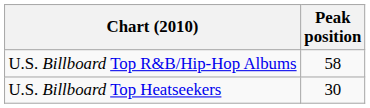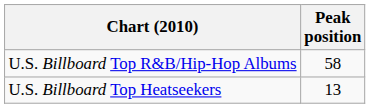(333, 90) 30 -> (333, 90) 13
